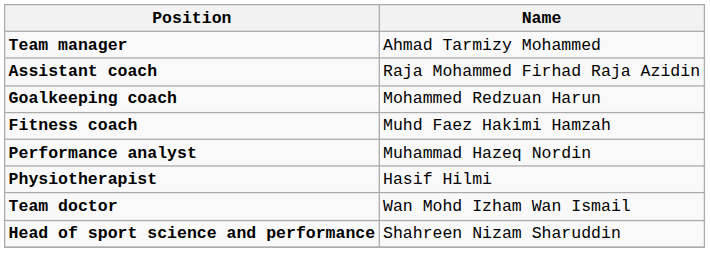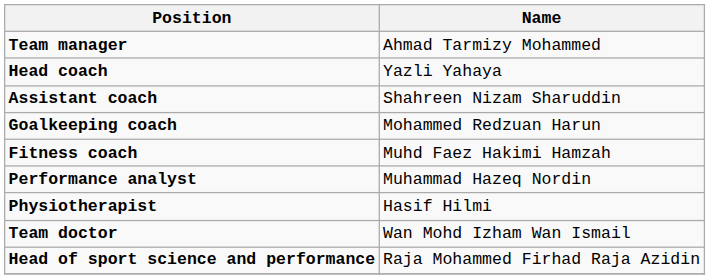+ row: (58, 72)
(542, 72) Raja Mohammed Firhad Raja Azidin -> (502, 99) Shahreen Nizam Sharuddin
(502, 233) Shahreen Nizam Sharuddin -> (542, 260) Raja Mohammed Firhad Raja Azidin
